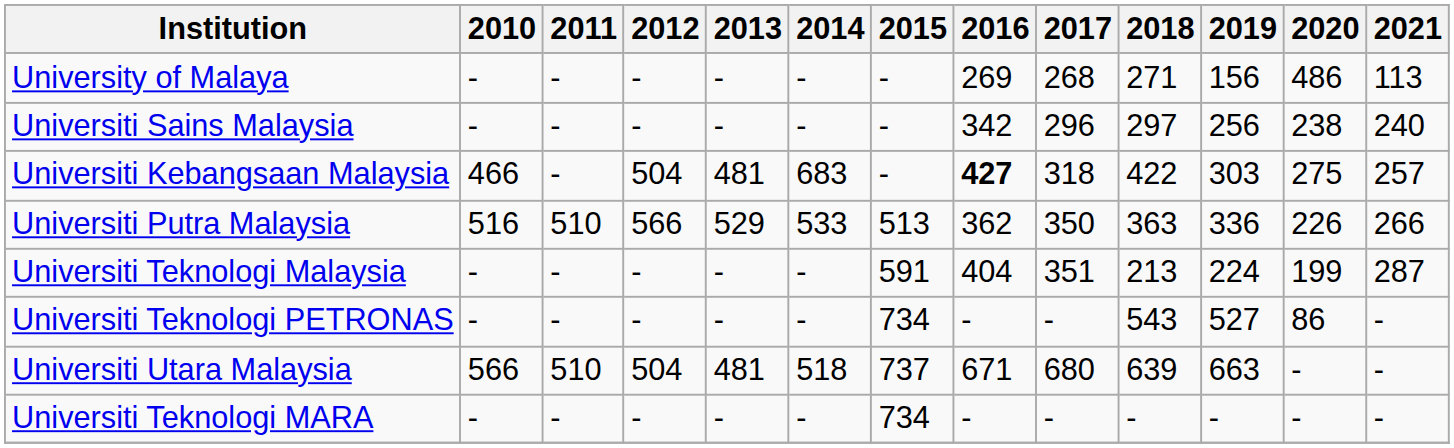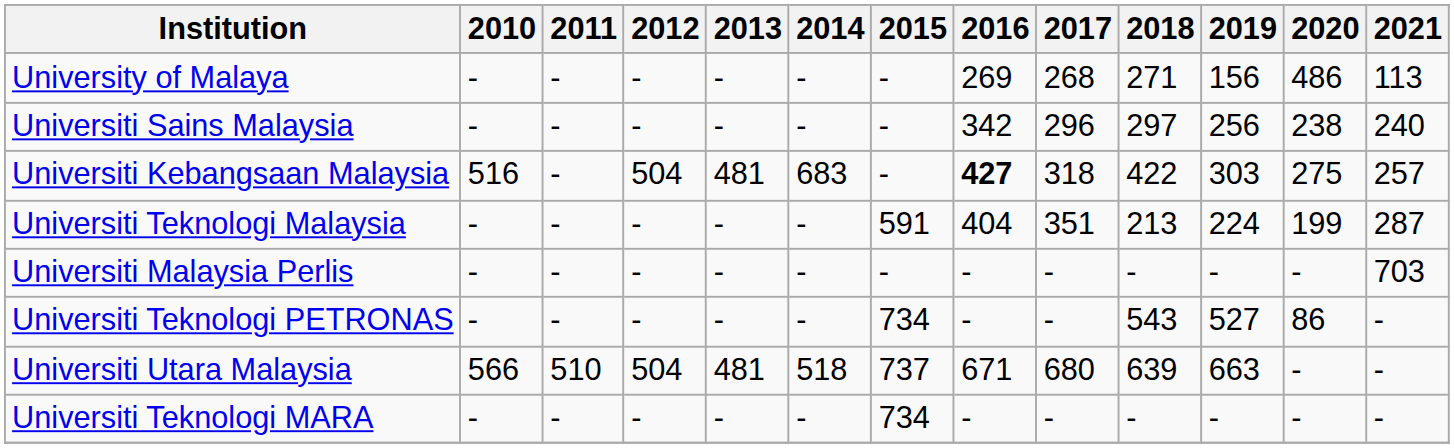(493, 175) 466 -> (493, 175) 516
- row: (181, 223)
+ row: (183, 272)
